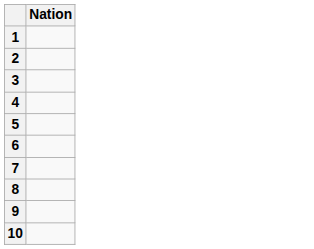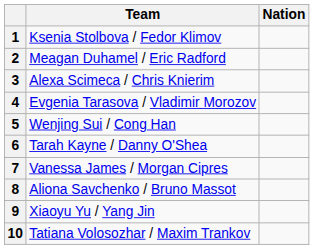+ column: (143, 15)
